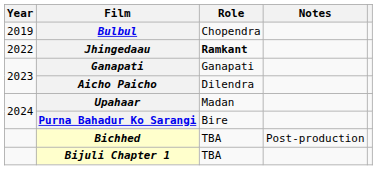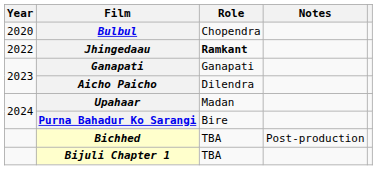(20, 31) 2019 -> (20, 31) 2020
